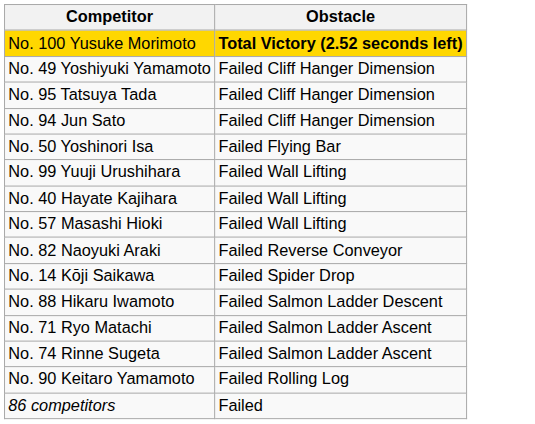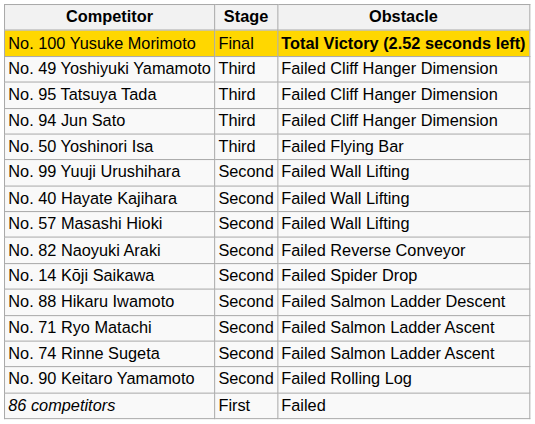+ column: (246, 17)
